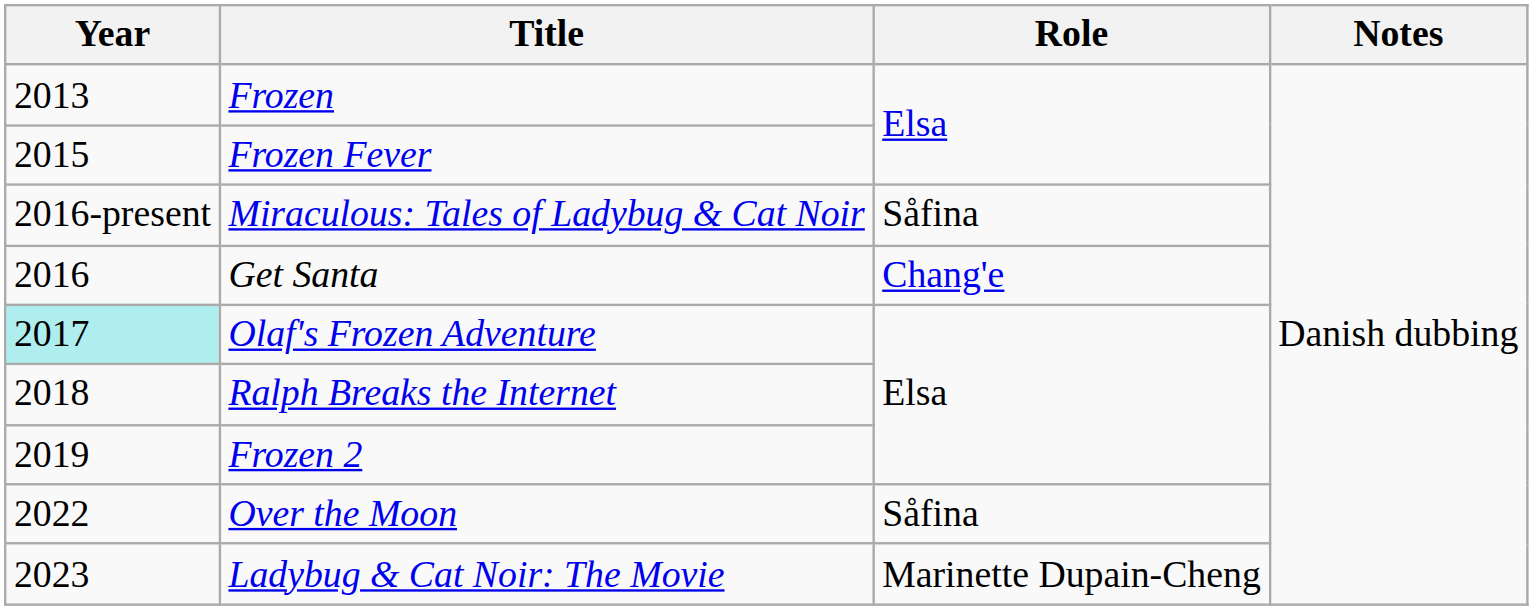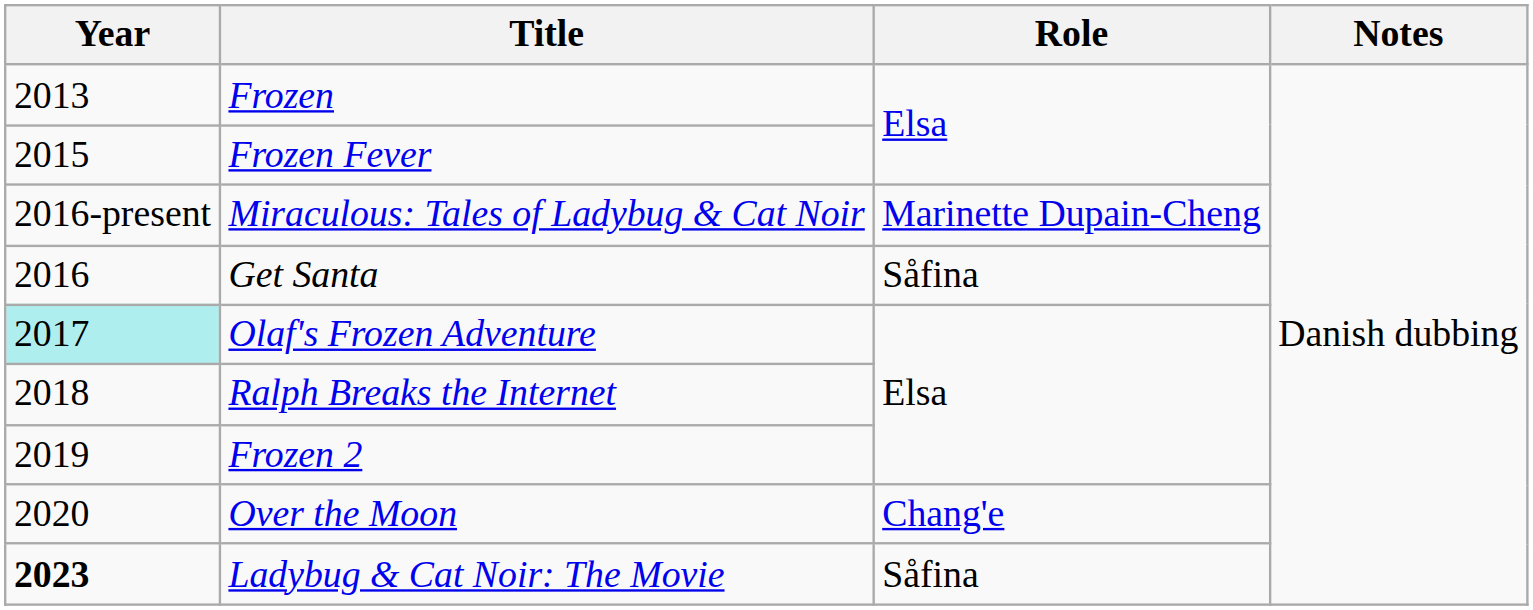(930, 214) Såfina -> (1071, 214) Marinette Dupain-Cheng
(943, 273) Chang'e -> (930, 273) Såfina
(52, 513) 2022 -> (52, 513) 2020
(930, 513) Såfina -> (943, 513) Chang'e
(52, 573) normal -> (52, 573) bold
(1071, 573) Marinette Dupain-Cheng -> (930, 573) Såfina
